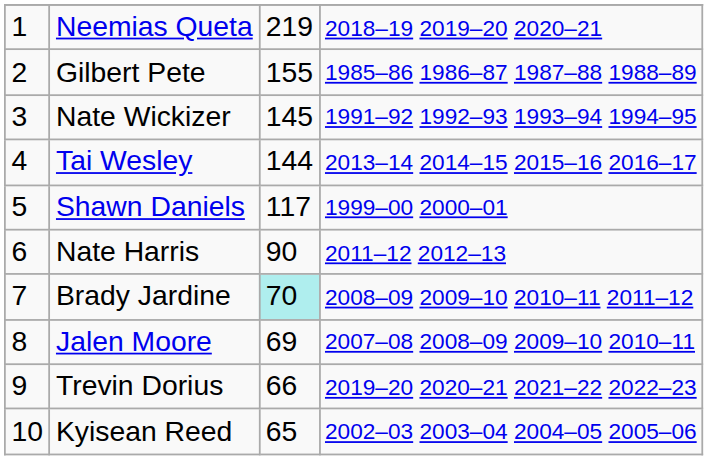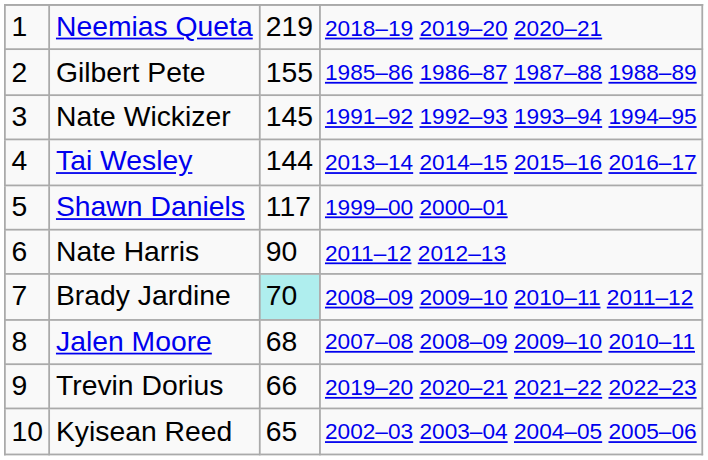(282, 341) 69 -> (282, 341) 68
